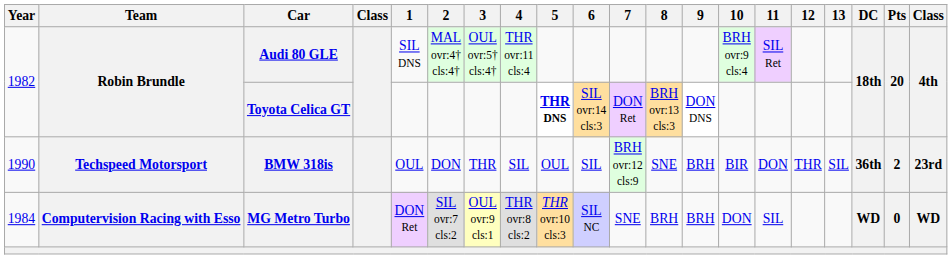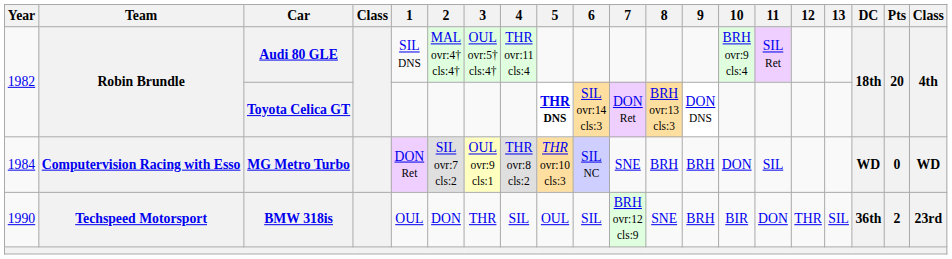rows swapped: (299, 219) <-> (299, 164)
